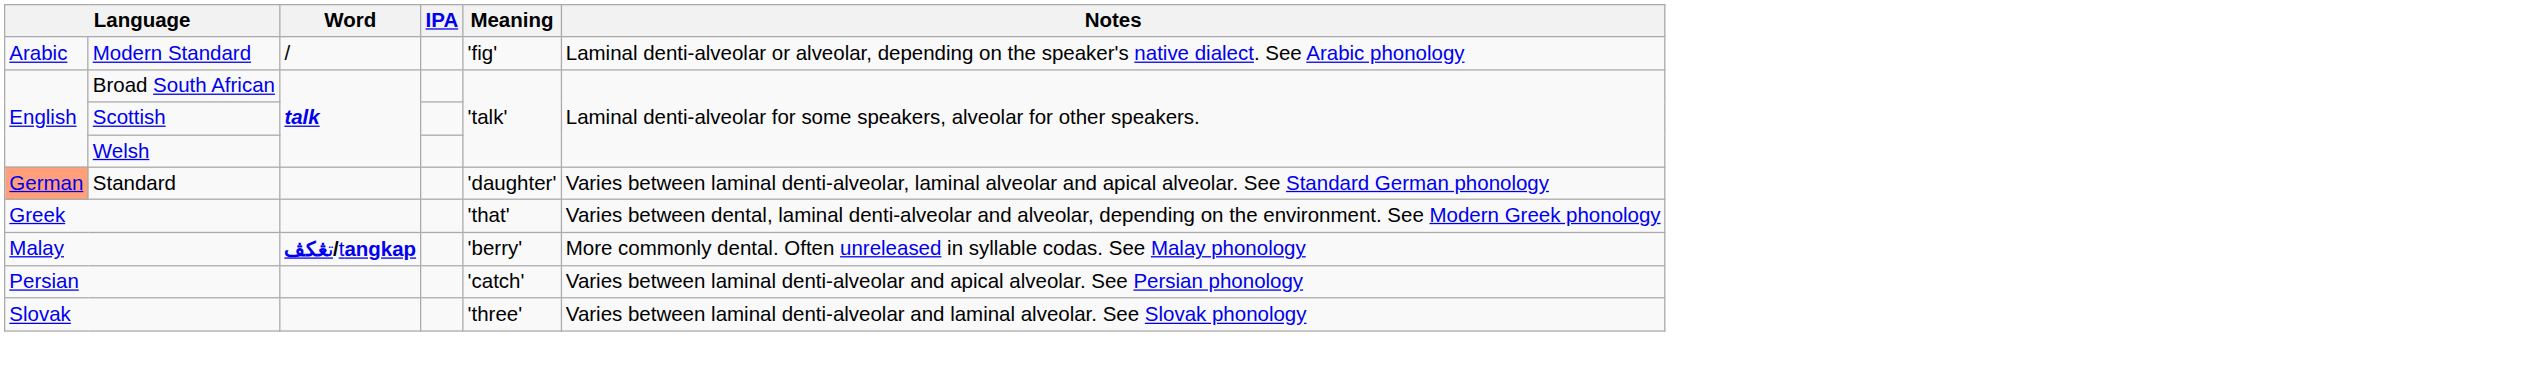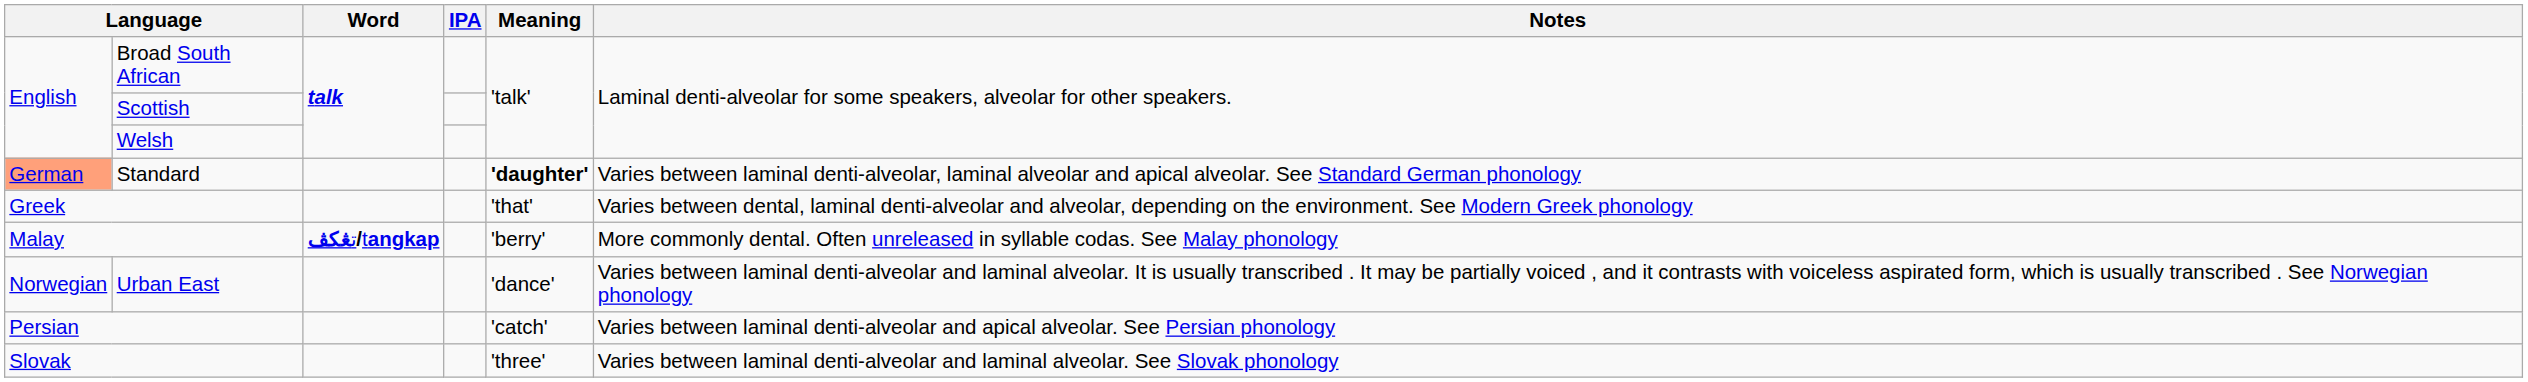- row: (172, 53)
(512, 183) normal -> (540, 173) bold
+ row: (168, 283)
